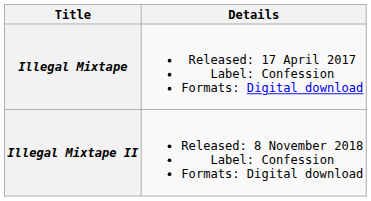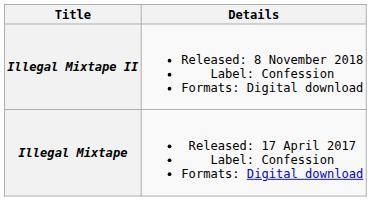rows swapped: (73, 67) <-> (73, 153)
